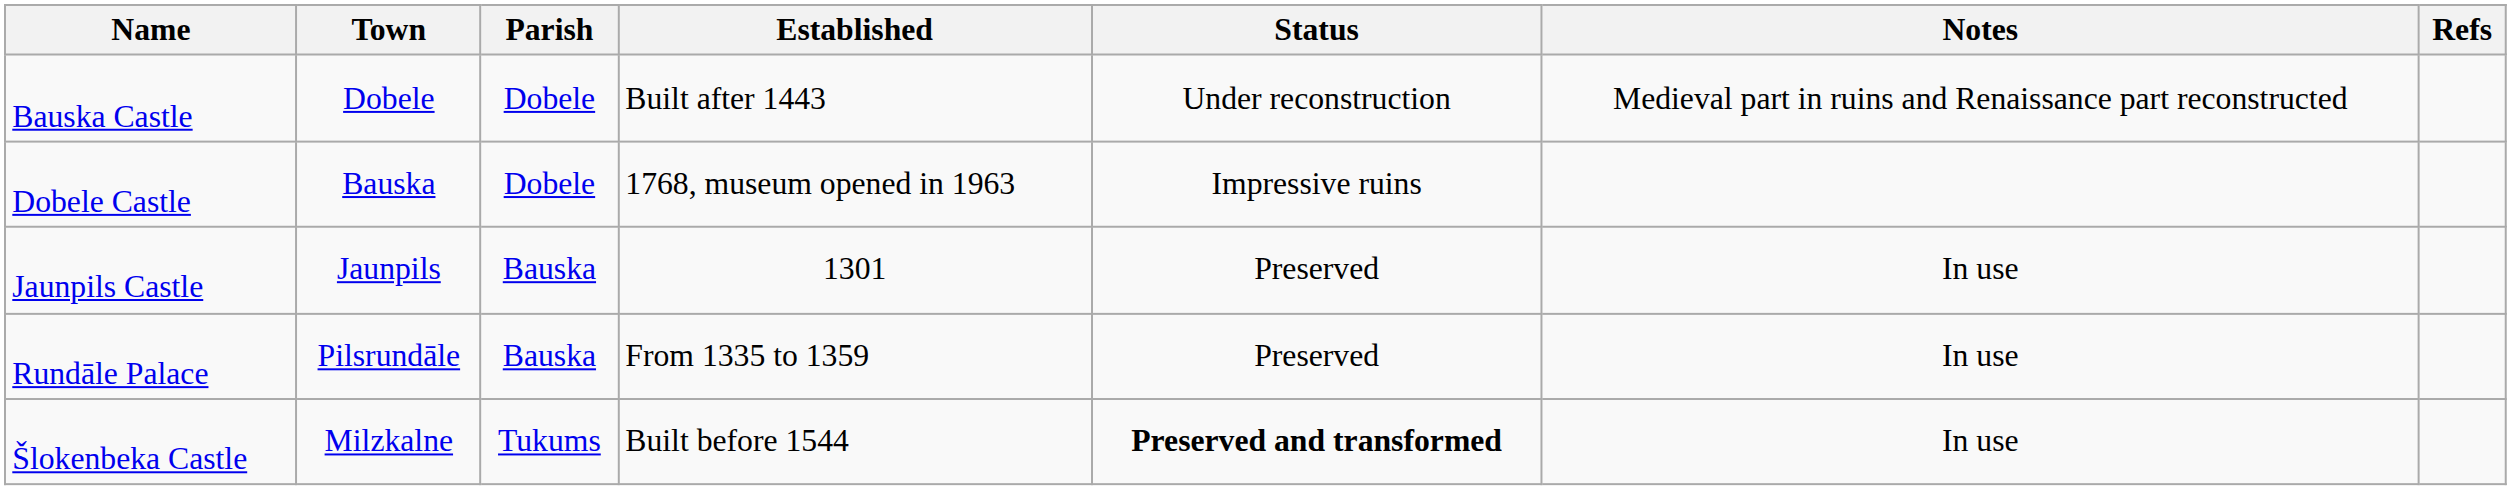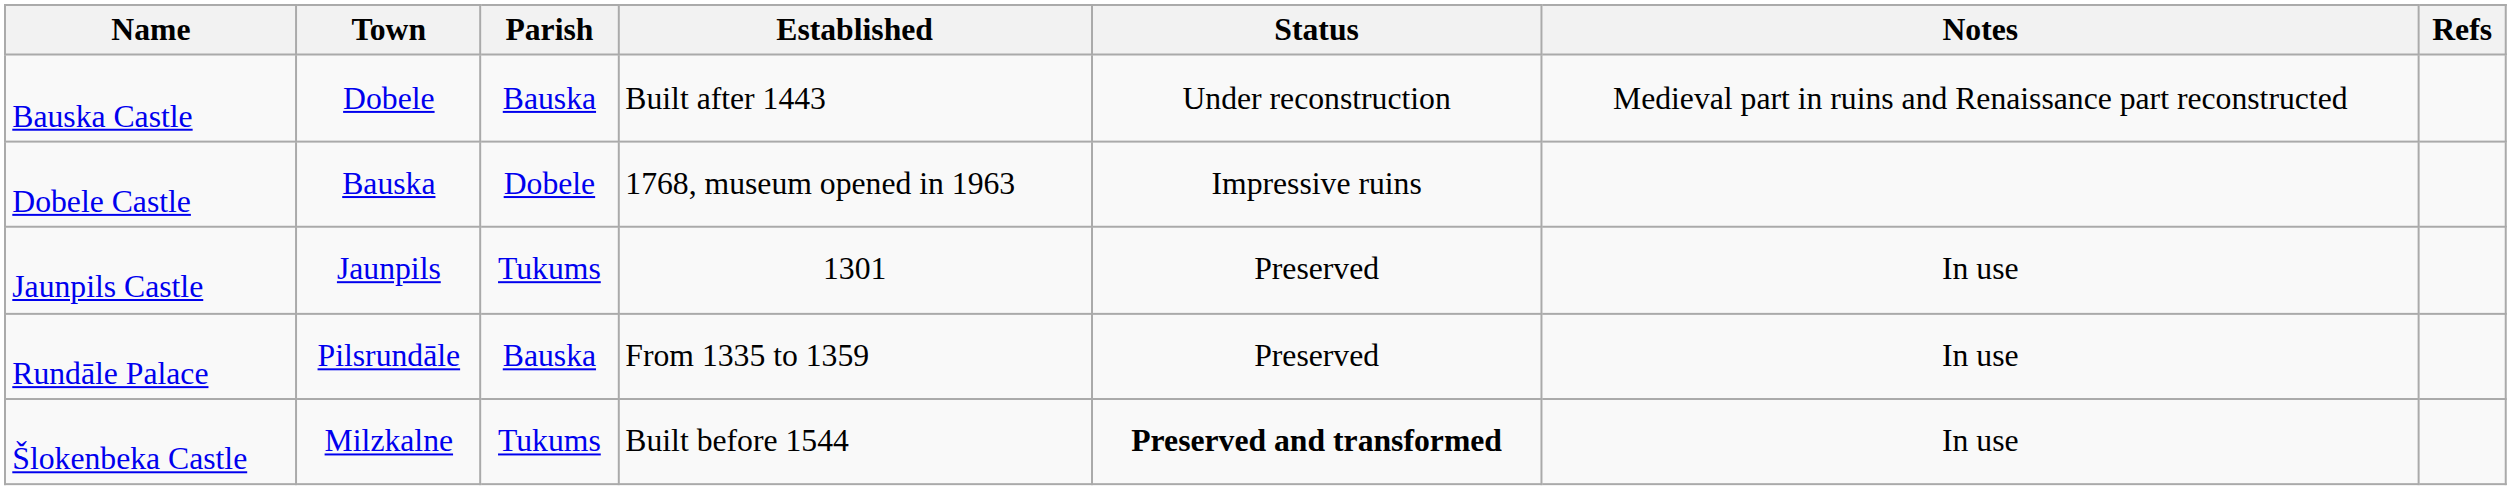(549, 97) Dobele -> (549, 97) Bauska
(549, 269) Bauska -> (549, 269) Tukums
